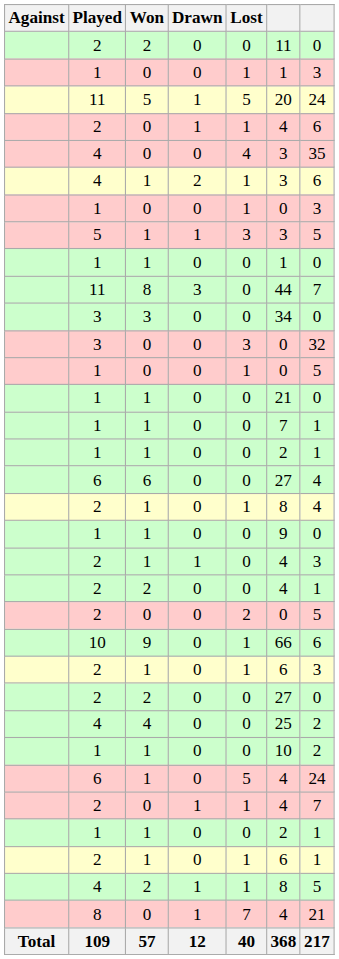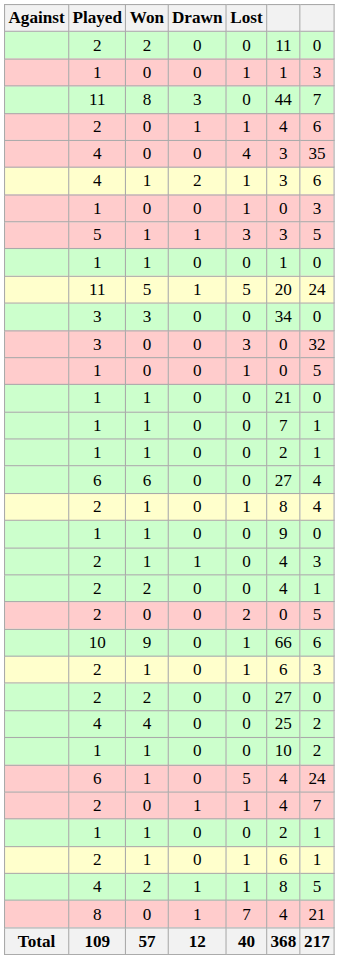rows swapped: (97, 289) <-> (97, 99)
